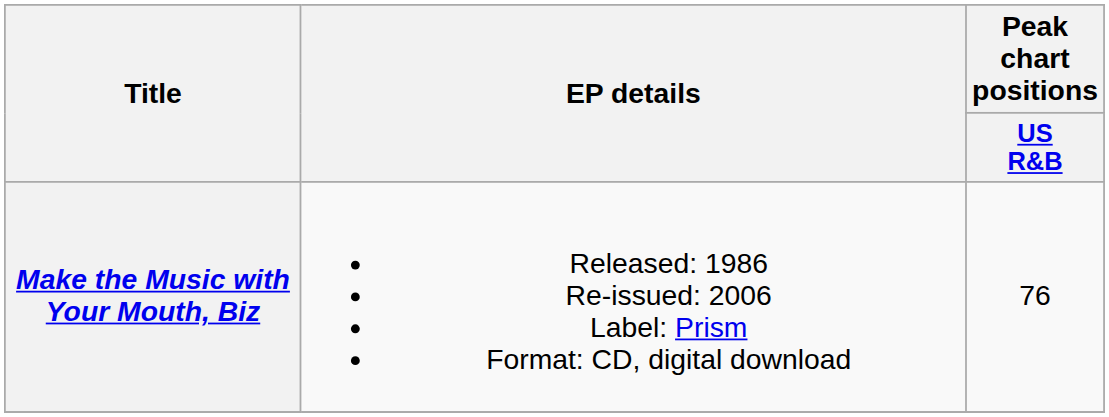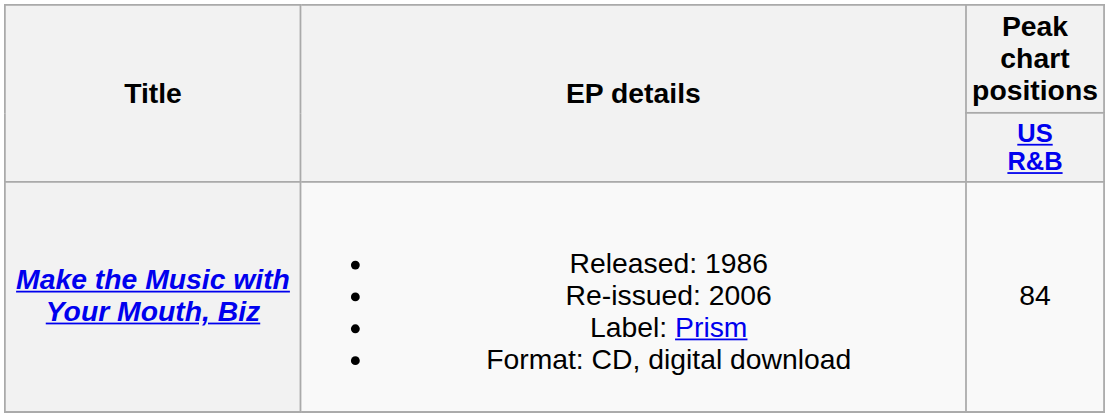(1035, 296) 76 -> (1035, 296) 84
